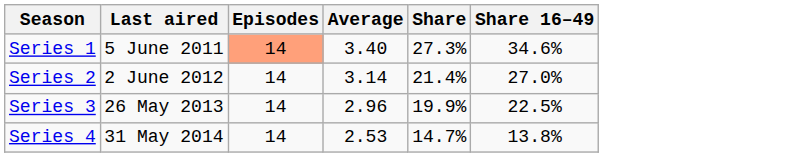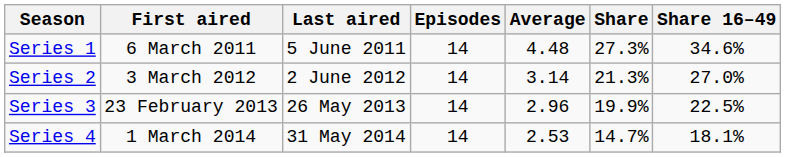+ column: (191, 19)
(276, 49) lightsalmon background -> (458, 49) no background
(366, 49) 3.40 -> (548, 49) 4.48
(439, 78) 21.4% -> (621, 78) 21.3%
(535, 137) 13.8% -> (717, 137) 18.1%
